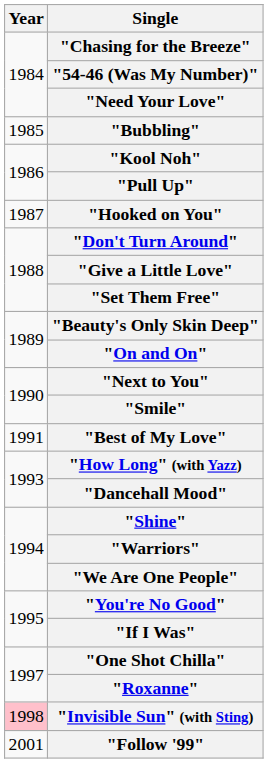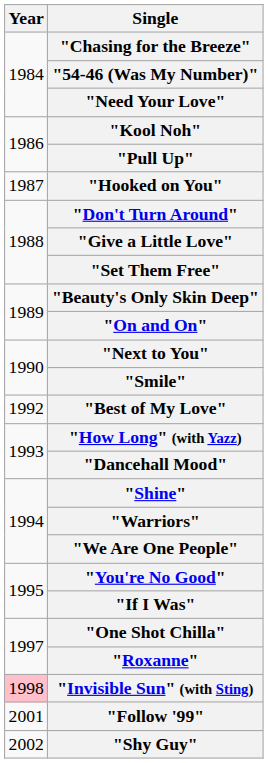- row: (155, 130)
(26, 437) 1991 -> (26, 409) 1992
+ row: (155, 744)
